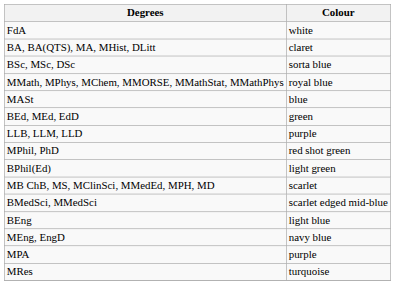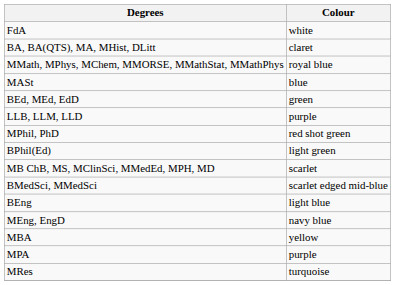- row: (41, 64)
+ row: (19, 237)
